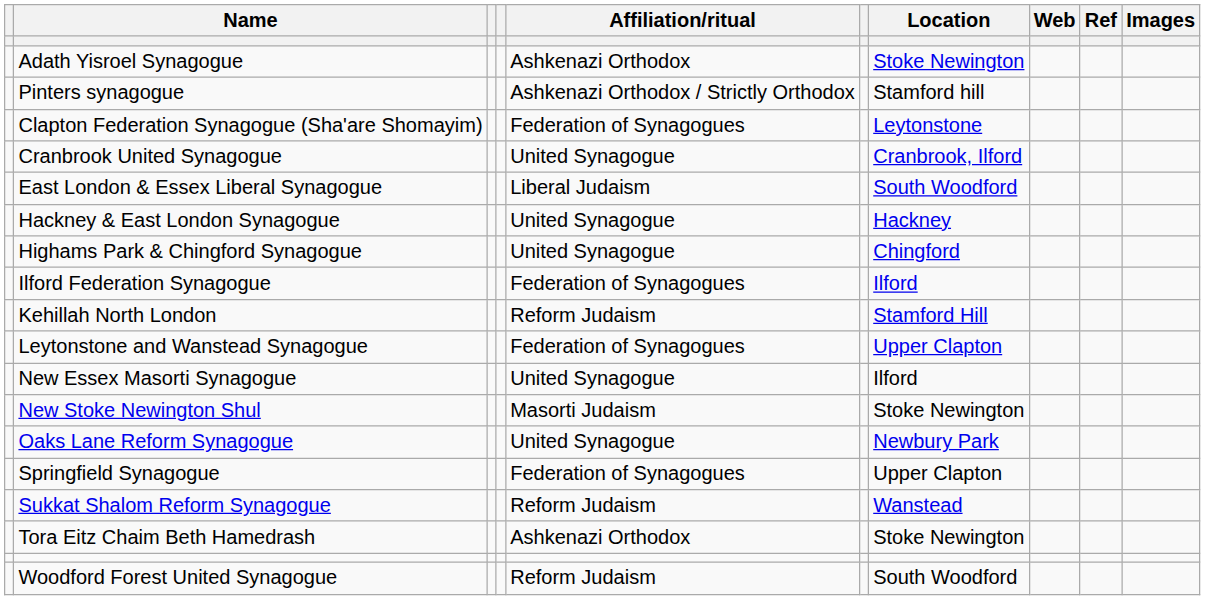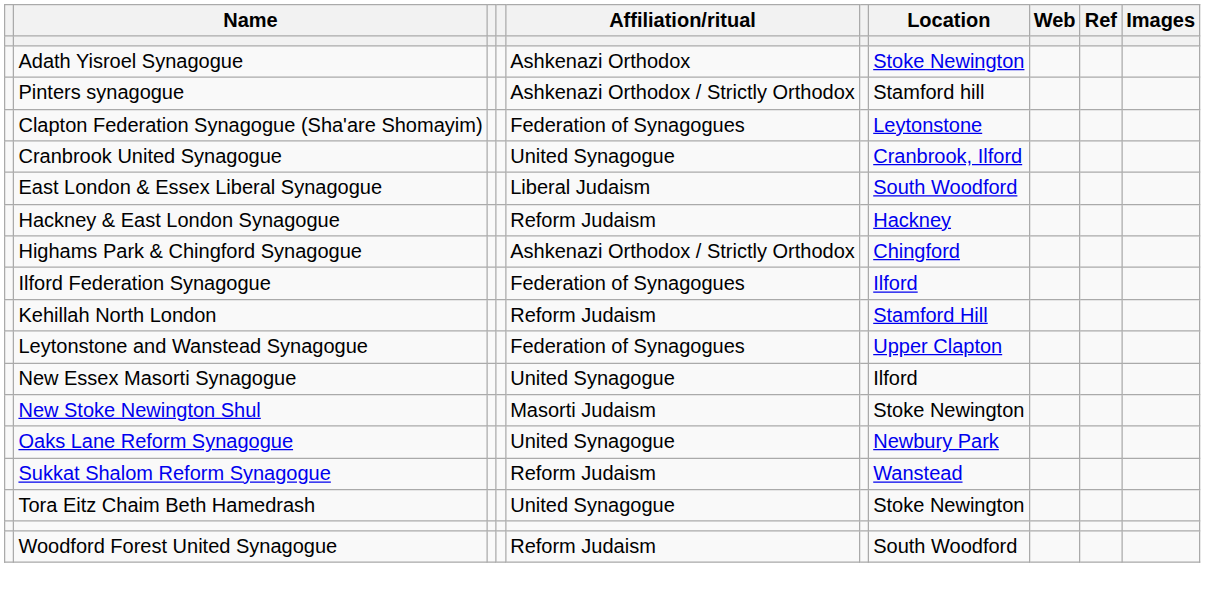(592, 219) United Synagogue -> (583, 219) Reform Judaism
(592, 251) United Synagogue -> (682, 251) Ashkenazi Orthodox / Strictly Orthodox
- row: (119, 473)
(600, 537) Ashkenazi Orthodox -> (592, 505) United Synagogue
